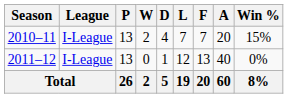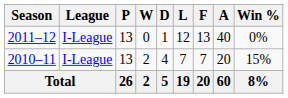rows swapped: (32, 37) <-> (32, 59)
